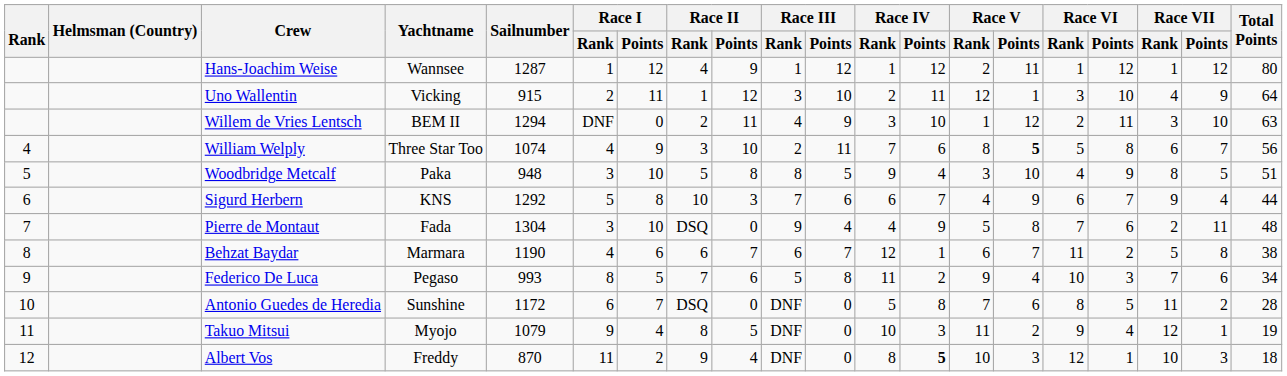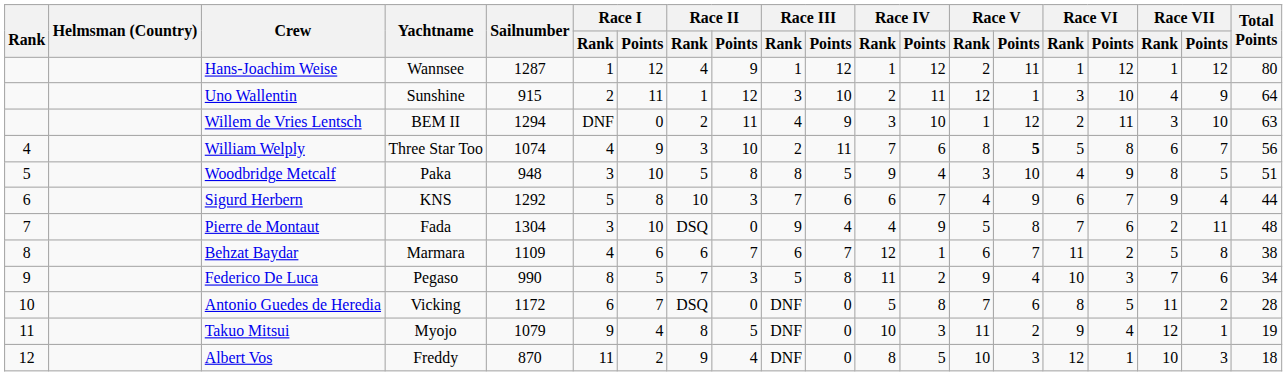(436, 96) Vicking -> (436, 96) Sunshine
(530, 253) 1190 -> (530, 253) 1109
(530, 279) 993 -> (530, 279) 990
(754, 279) 6 -> (754, 279) 3
(436, 305) Sunshine -> (436, 305) Vicking
(942, 357) bold -> (942, 357) normal
